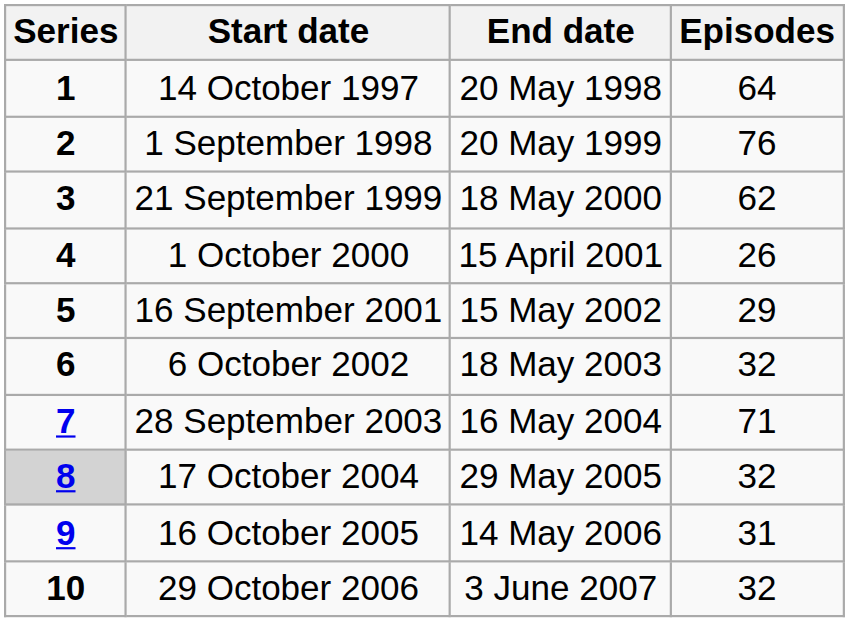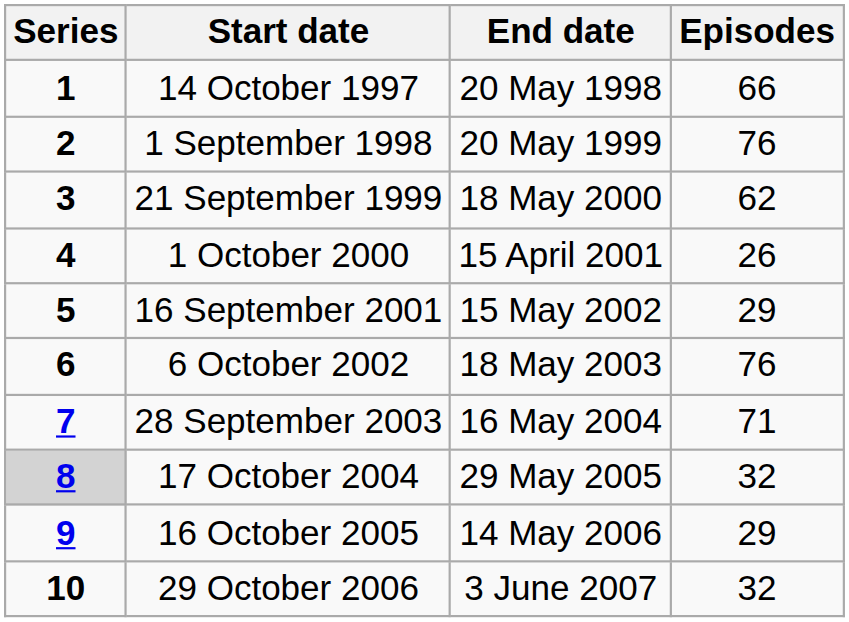(757, 87) 64 -> (757, 87) 66
(757, 365) 32 -> (757, 365) 76
(757, 532) 31 -> (757, 532) 29
